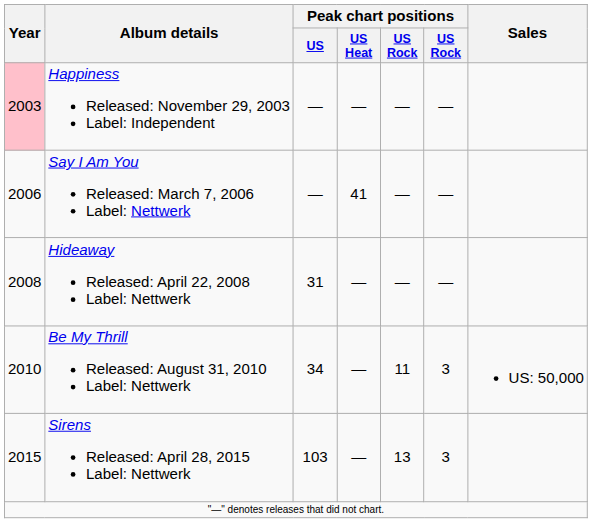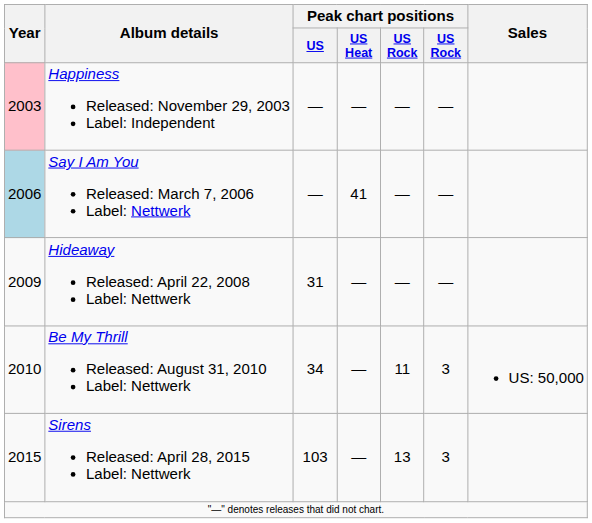(25, 194) no background -> (25, 194) lightblue background
(25, 281) 2008 -> (25, 281) 2009
